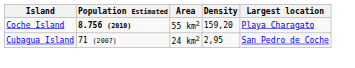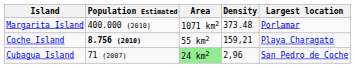+ row: (45, 25)
(218, 25) 159,20 -> (238, 40) 159,21
(186, 40) no background -> (195, 55) lightgreen background
(213, 40) 2,95 -> (233, 55) 2,96
